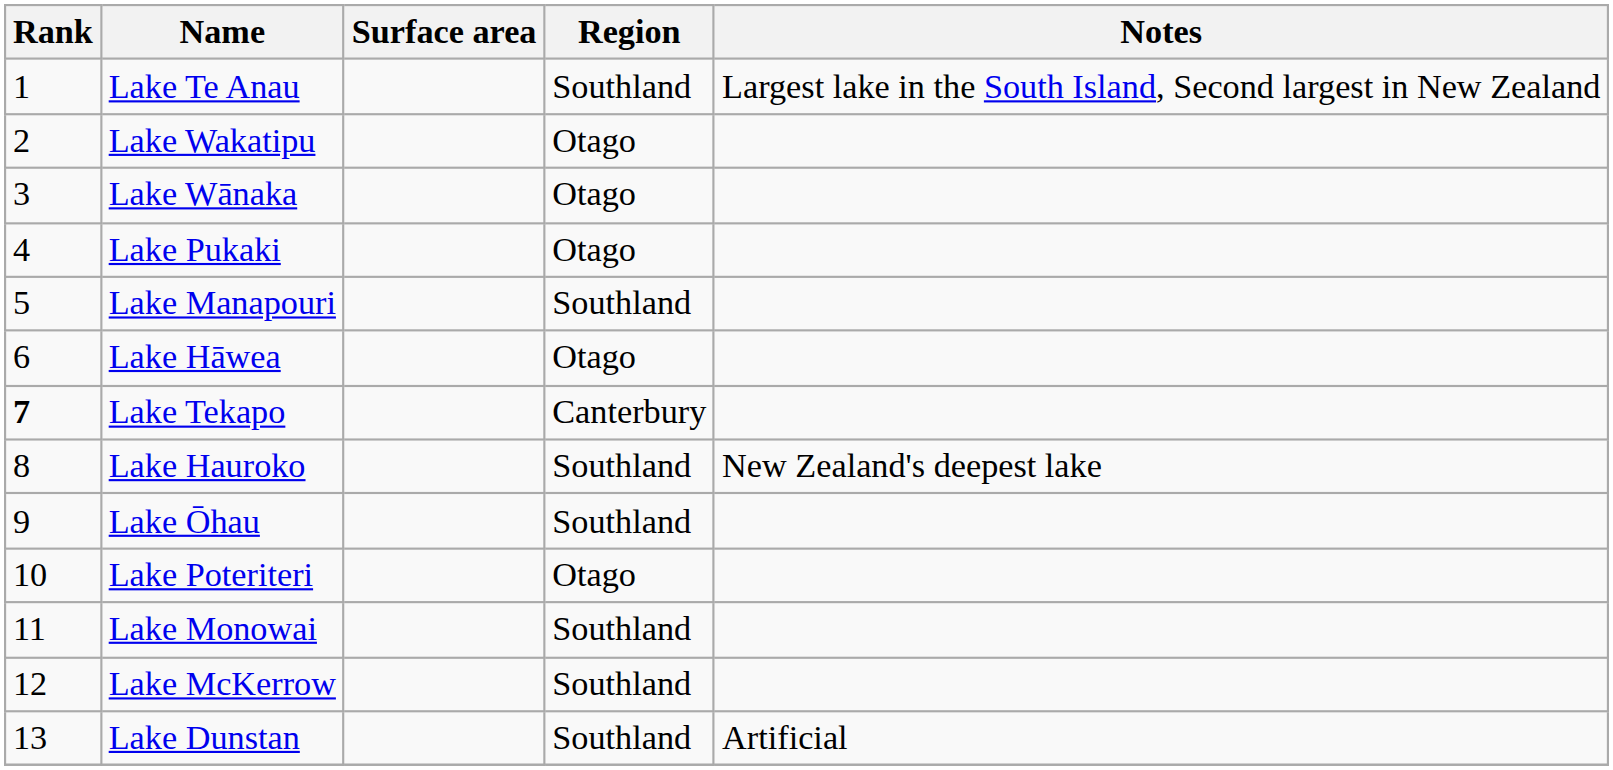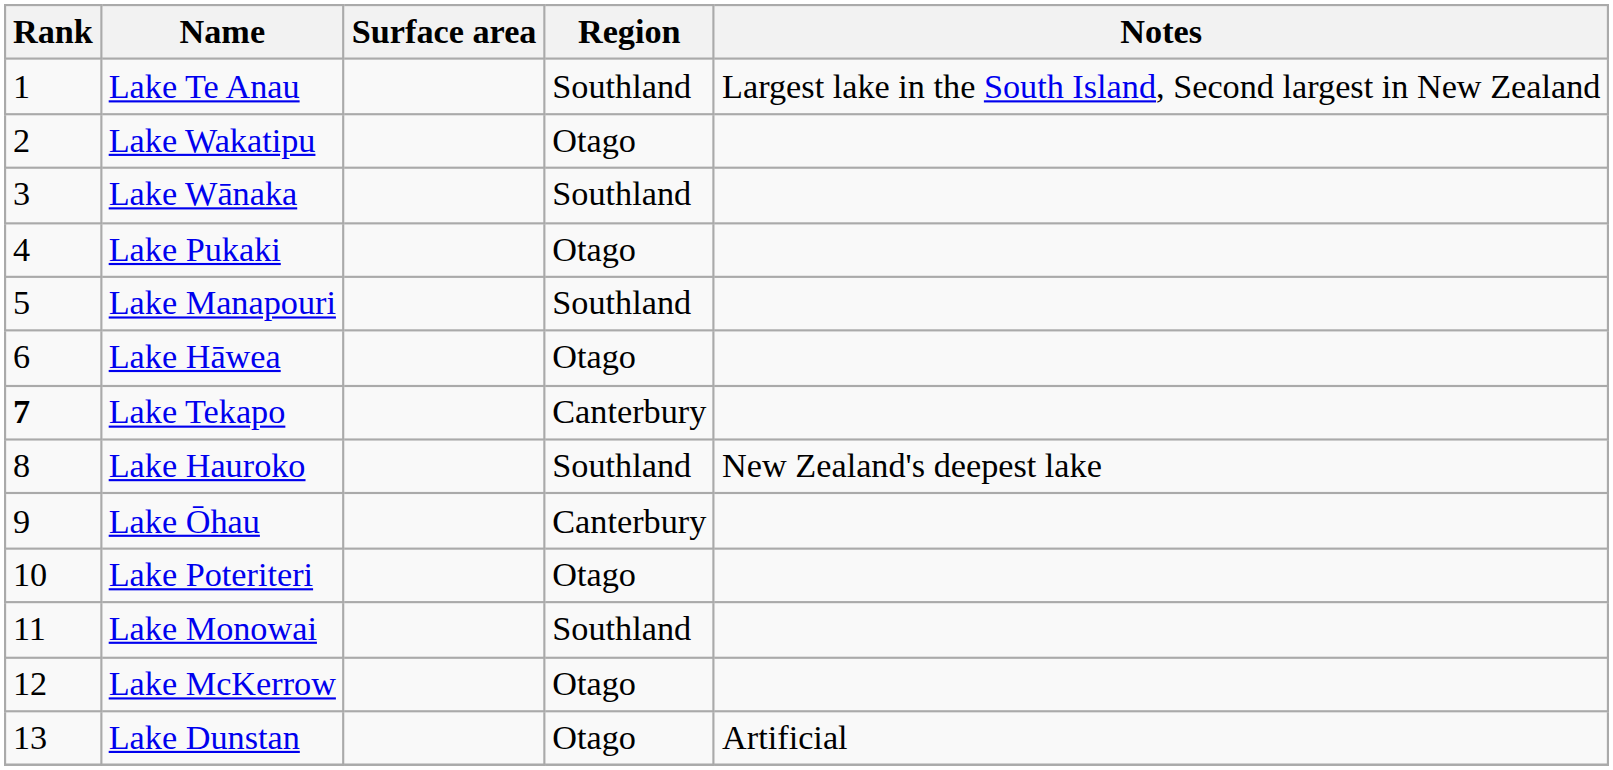(594, 194) Otago -> (622, 194) Southland
(622, 520) Southland -> (629, 520) Canterbury
(622, 683) Southland -> (594, 683) Otago
(622, 737) Southland -> (594, 737) Otago
